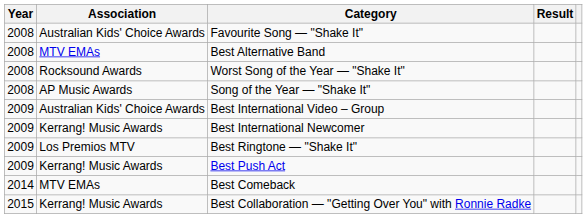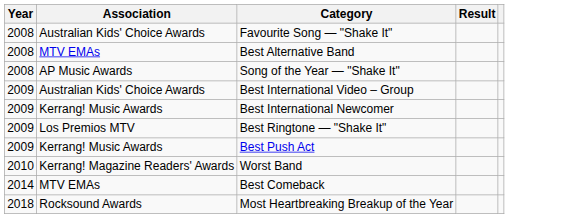- row: (308, 71)
+ row: (271, 166)
- row: (371, 204)
+ row: (346, 204)
